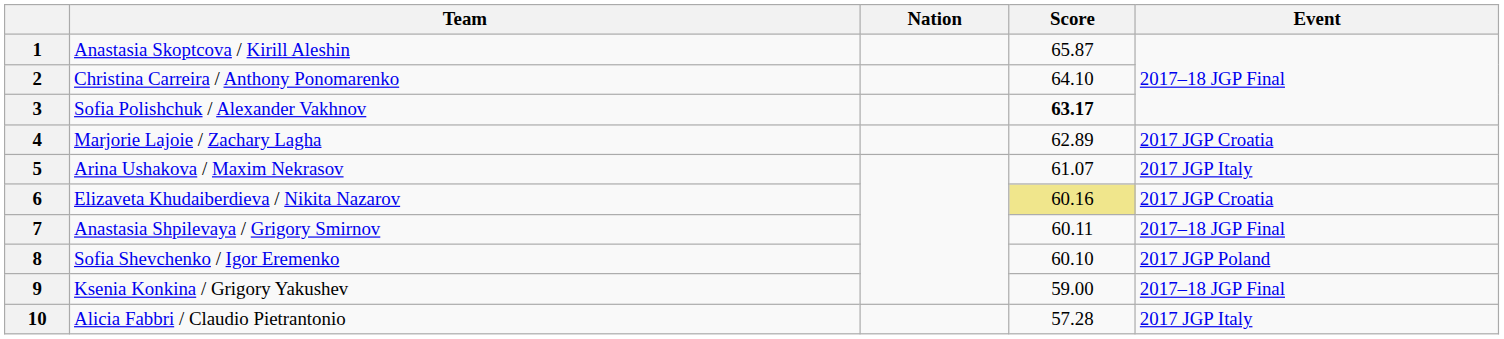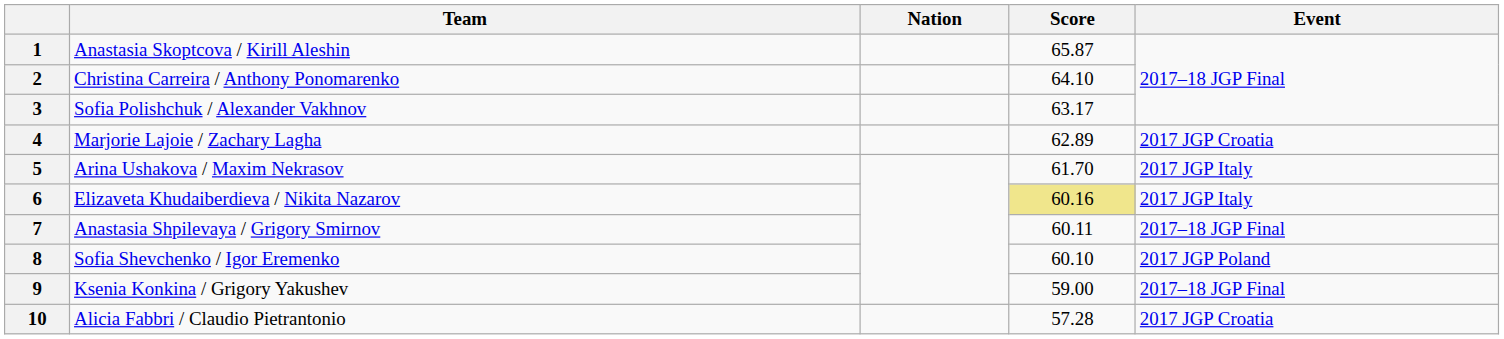(1072, 109) bold -> (1072, 109) normal
(1072, 169) 61.07 -> (1072, 169) 61.70
(1207, 199) 2017 JGP Croatia -> (1196, 199) 2017 JGP Italy
(1196, 318) 2017 JGP Italy -> (1207, 318) 2017 JGP Croatia
